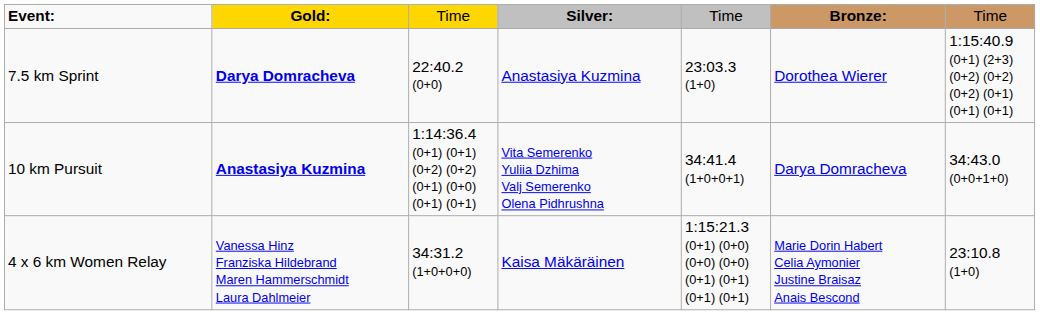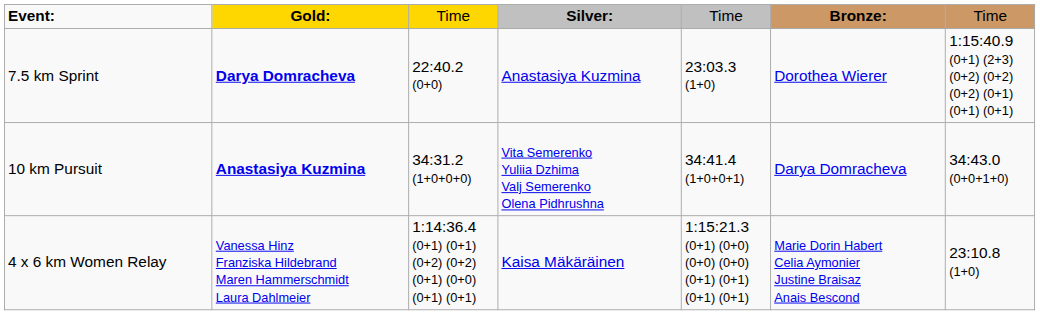(444, 169) 1:14:36.4 (0+1) (0+1) (0+2) (0+2) (0+1) (0+0) (0+1) (0+1) -> (442, 169) 34:31.2 (1+0+0+0)
(442, 262) 34:31.2 (1+0+0+0) -> (444, 262) 1:14:36.4 (0+1) (0+1) (0+2) (0+2) (0+1) (0+0) (0+1) (0+1)
